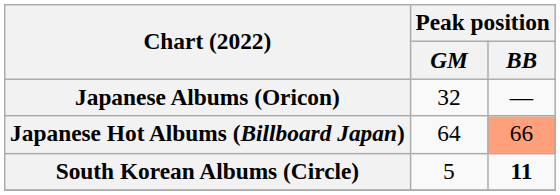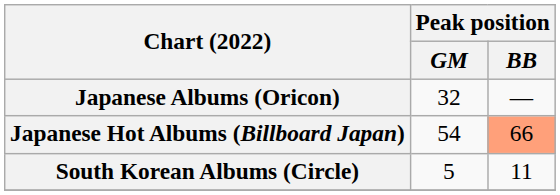(449, 134) 64 -> (449, 134) 54
(522, 171) bold -> (522, 171) normal
